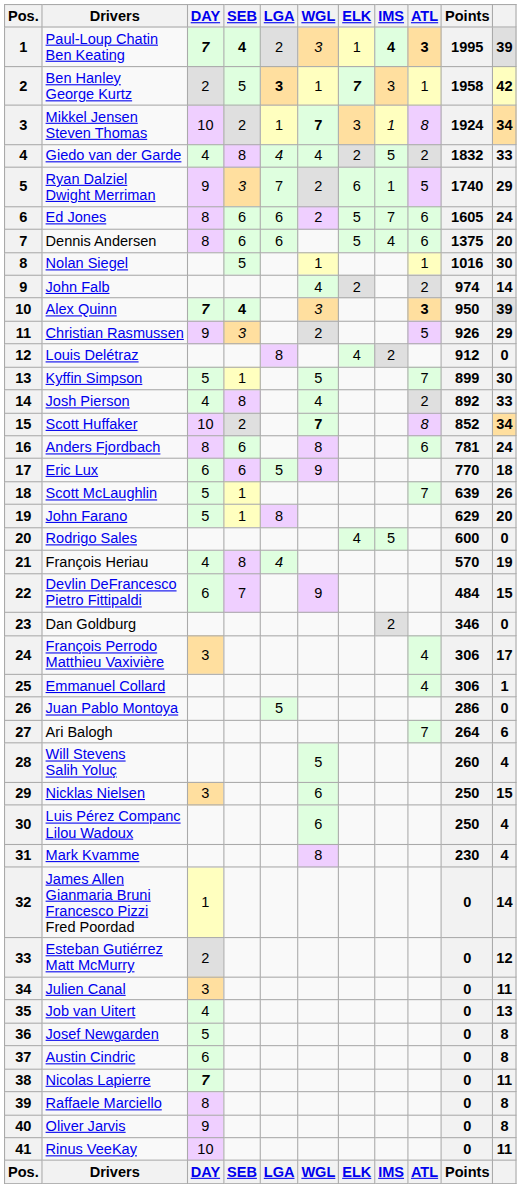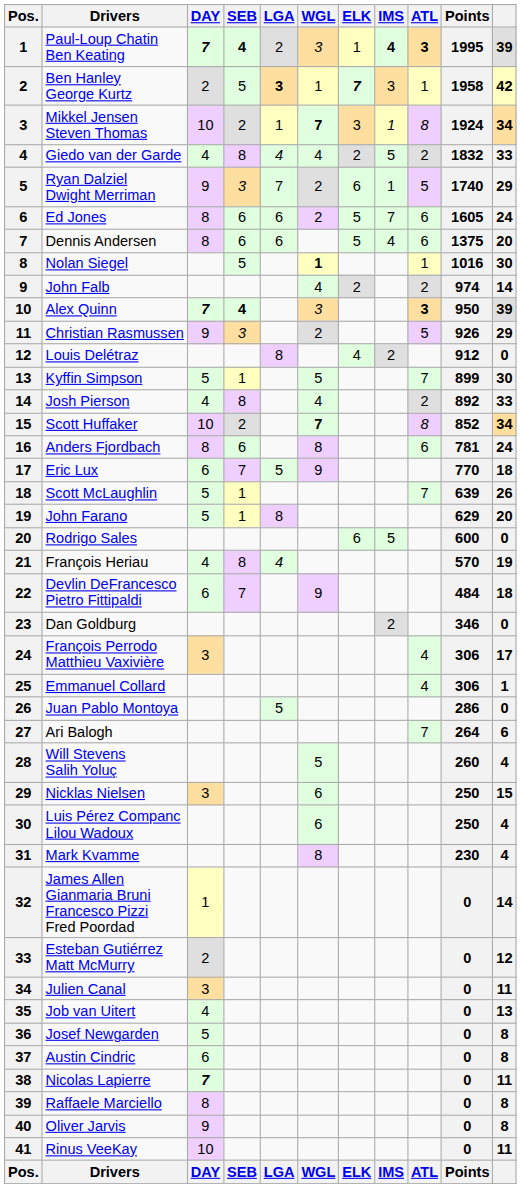(318, 263) normal -> (318, 263) bold
(242, 470) 6 -> (242, 470) 7
(357, 539) 4 -> (357, 539) 6
(504, 592) 15 -> (504, 592) 18
